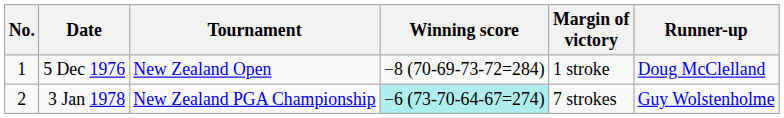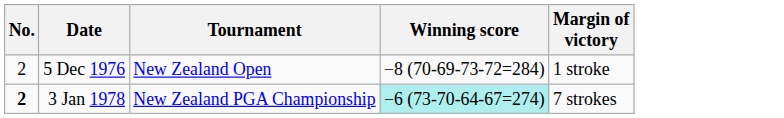- column: (706, 29)
(22, 69) 1 -> (22, 69) 2
(22, 99) normal -> (22, 99) bold
